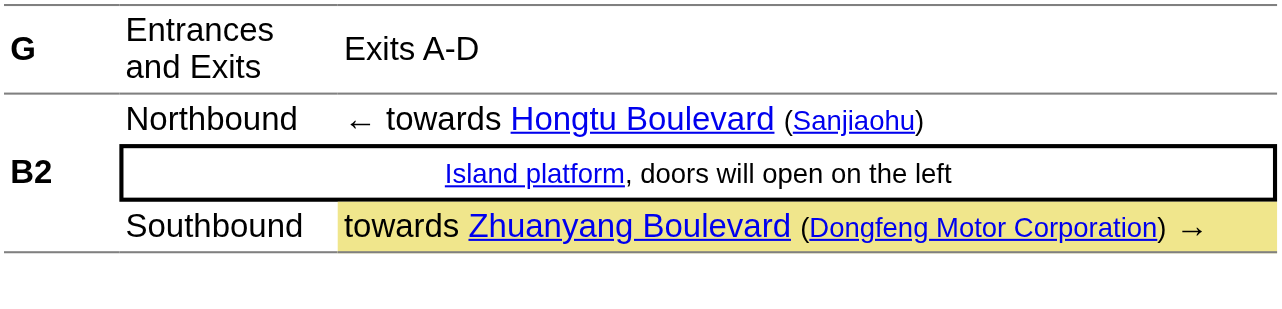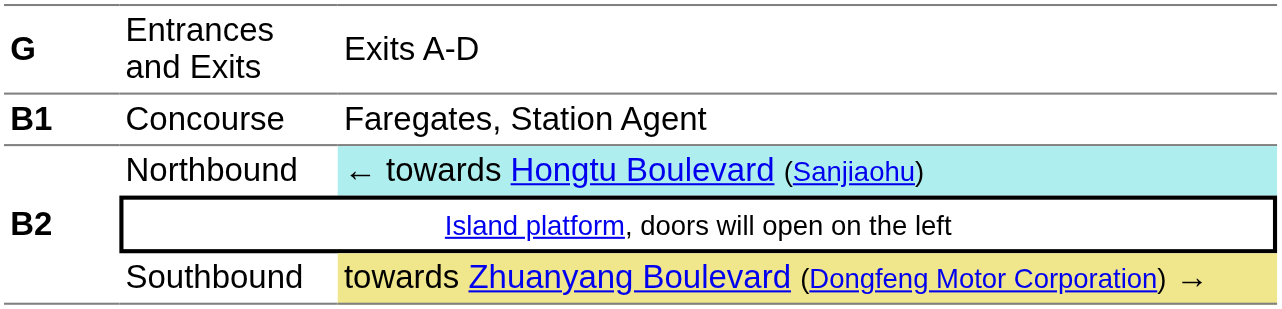+ row: (205, 118)
(634, 118) no background -> (634, 170) paleturquoise background
